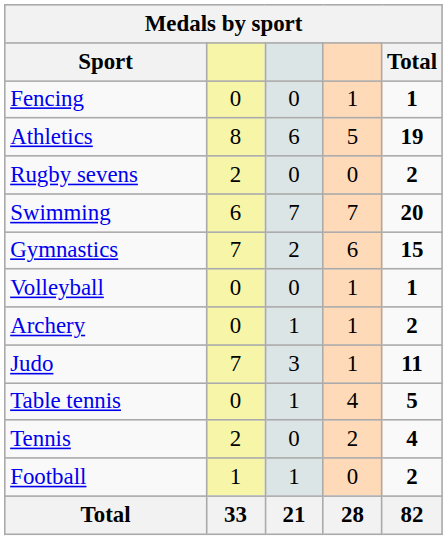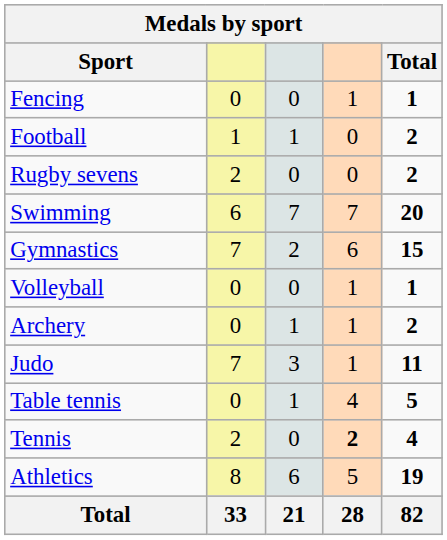rows swapped: (51, 137) <-> (48, 476)
(352, 439) normal -> (352, 439) bold
